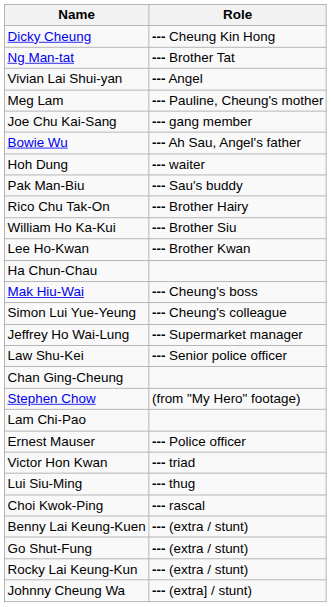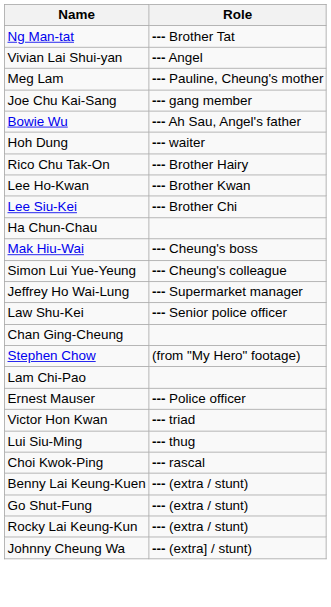- row: (49, 36)
- row: (46, 185)
- row: (62, 228)
+ row: (42, 206)
